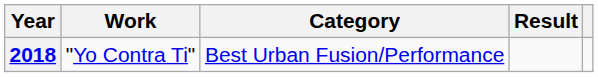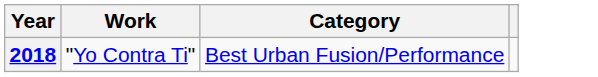- column: (546, 21)
